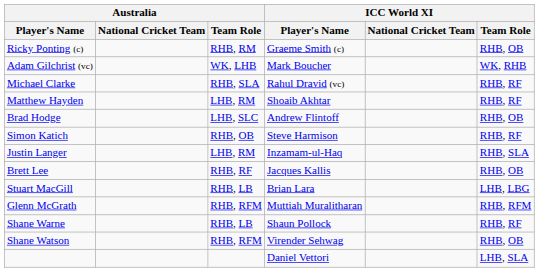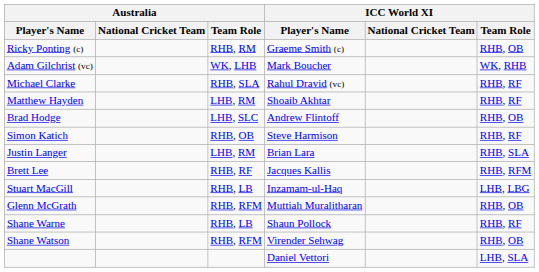(305, 153) Inzamam-ul-Haq -> (291, 153) Brian Lara
(502, 170) RHB, OB -> (506, 170) RHB, RFM
(291, 188) Brian Lara -> (305, 188) Inzamam-ul-Haq
(506, 205) RHB, RFM -> (502, 205) RHB, OB
